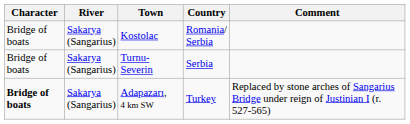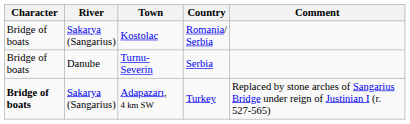(91, 64) Sakarya (Sangarius) -> (83, 64) Danube
